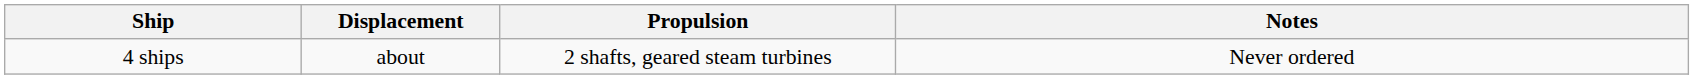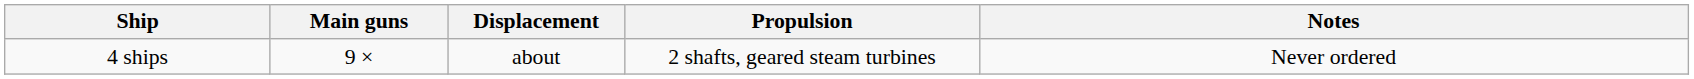+ column: (359, 21)
